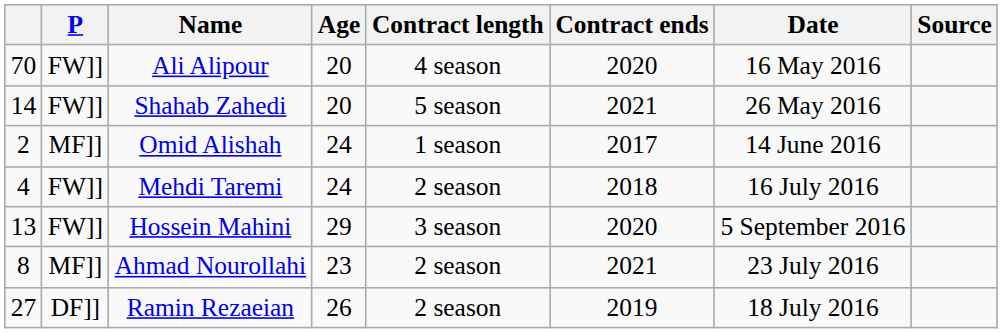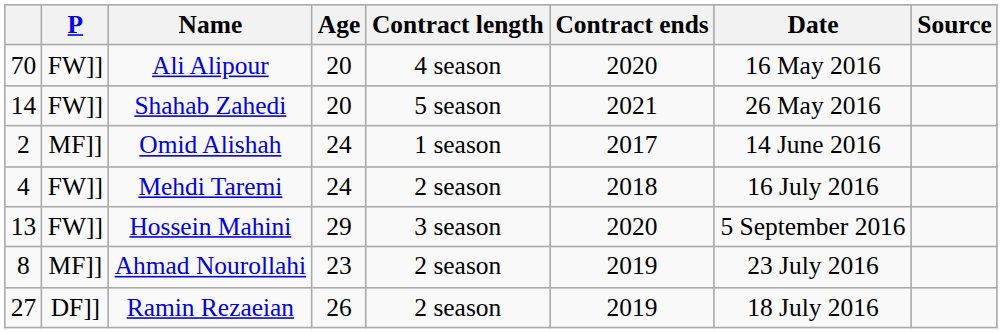(632, 266) 2021 -> (632, 266) 2019
